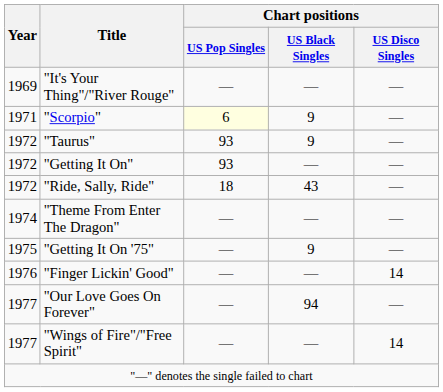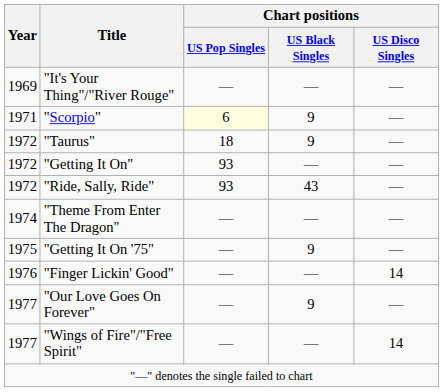(226, 141) 93 -> (226, 141) 18
(226, 187) 18 -> (226, 187) 93
(311, 304) 94 -> (311, 304) 9
